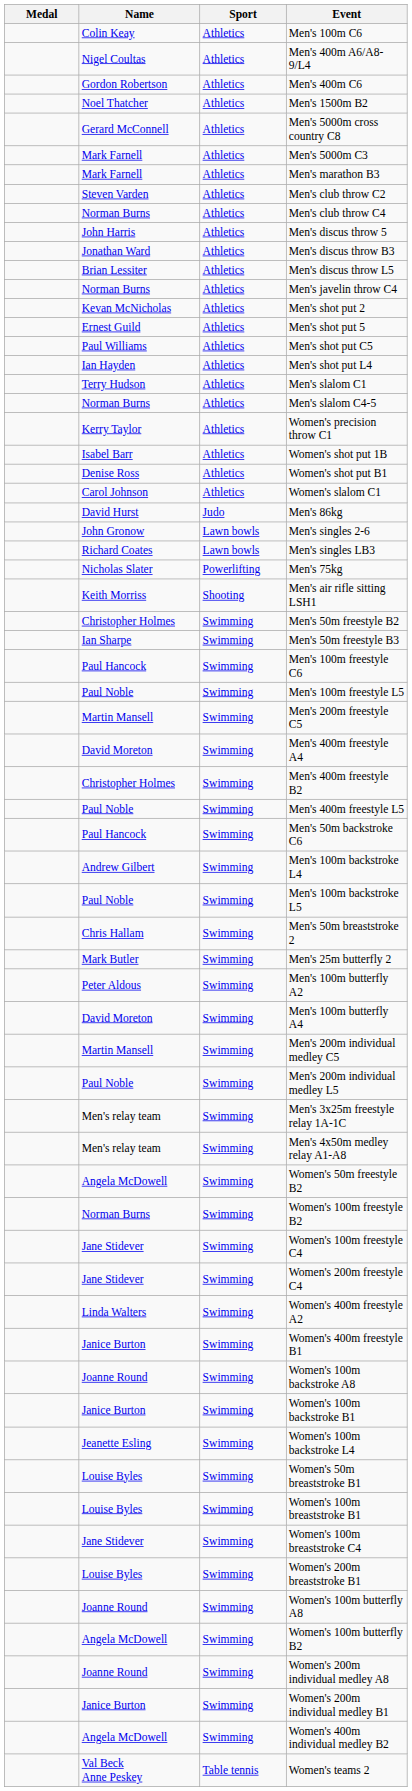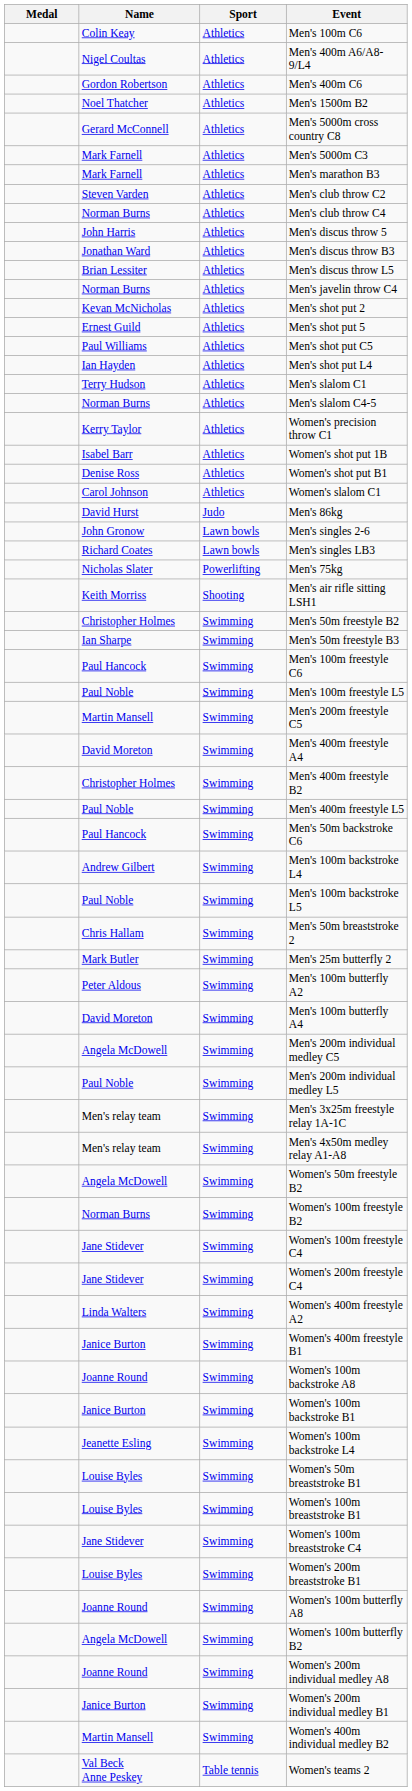(117, 1050) Martin Mansell -> (125, 1050) Angela McDowell
(125, 1737) Angela McDowell -> (117, 1737) Martin Mansell
